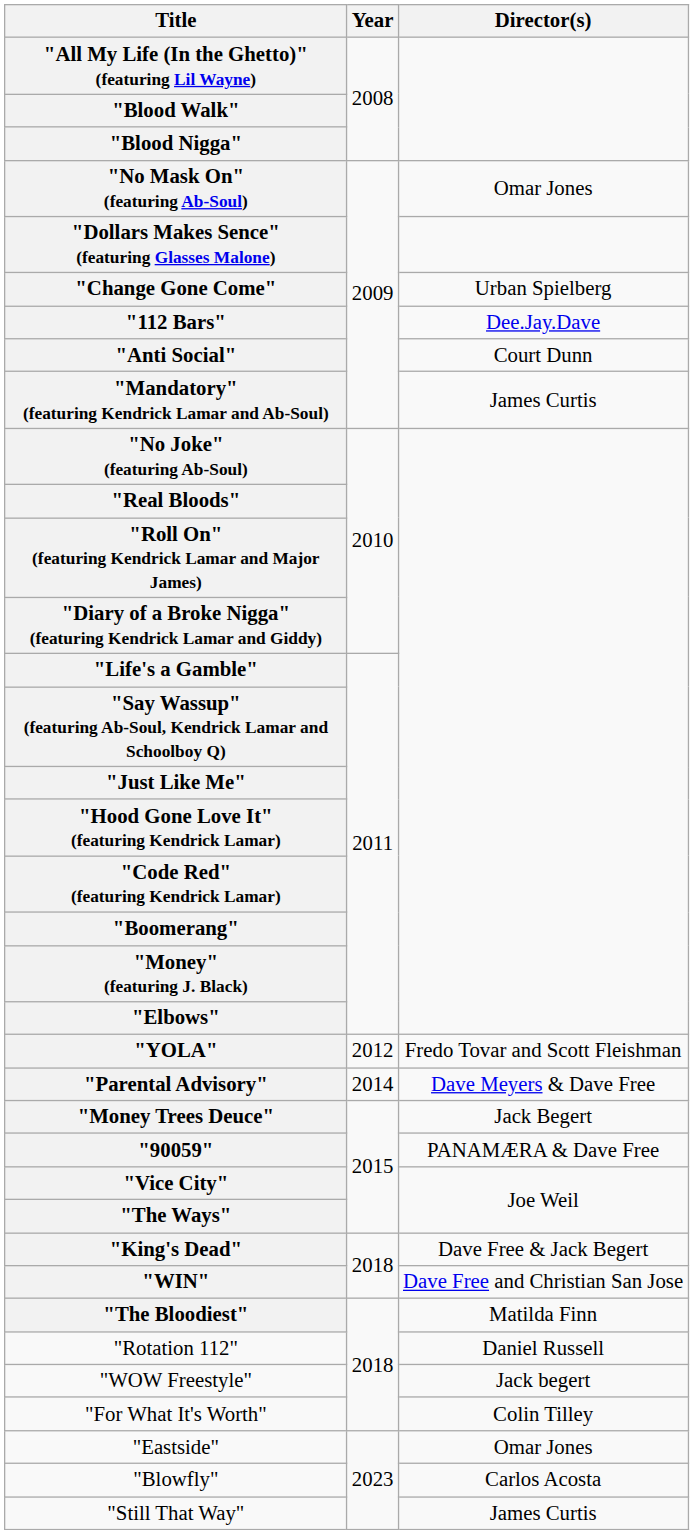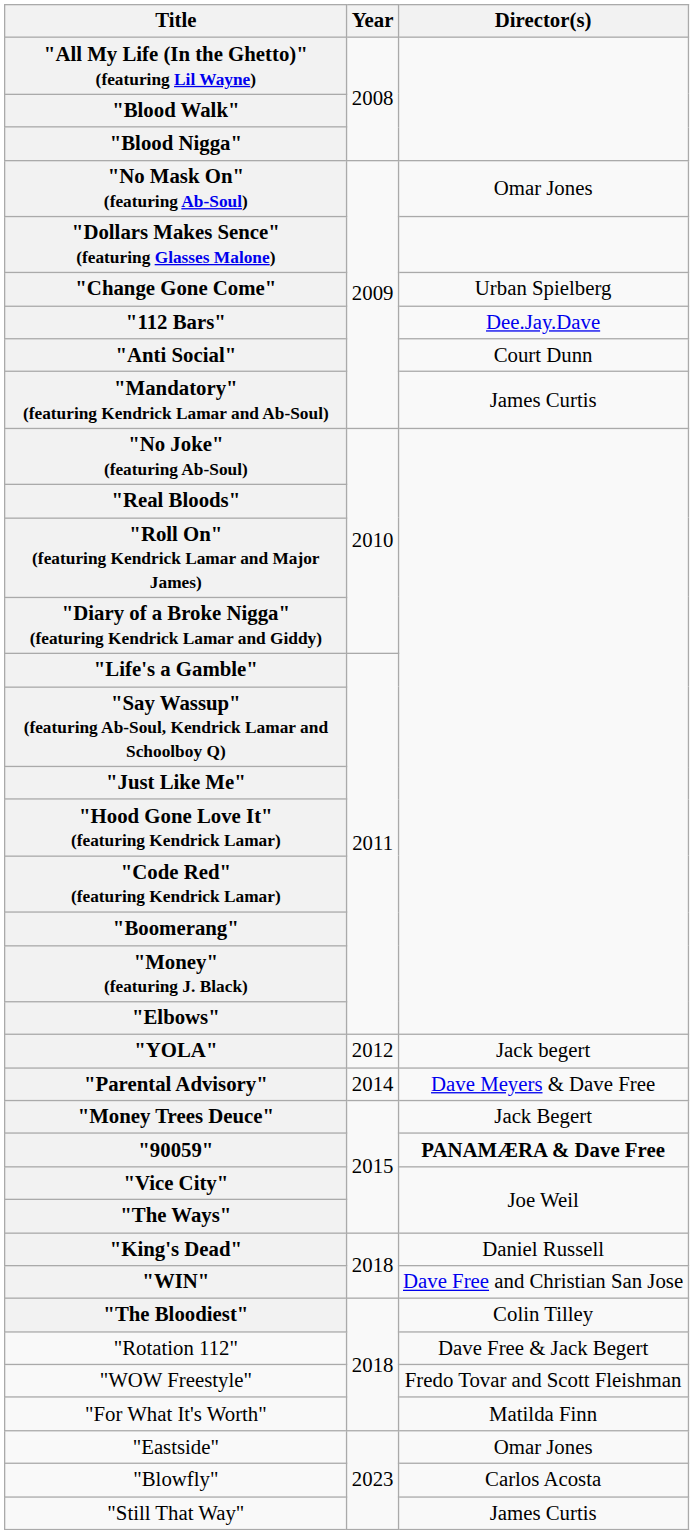(543, 1050) Fredo Tovar and Scott Fleishman -> (543, 1050) Jack begert
(543, 1149) normal -> (543, 1149) bold
(543, 1248) Dave Free & Jack Begert -> (543, 1248) Daniel Russell
(543, 1314) Matilda Finn -> (543, 1314) Colin Tilley
(543, 1347) Daniel Russell -> (543, 1347) Dave Free & Jack Begert
(543, 1380) Jack begert -> (543, 1380) Fredo Tovar and Scott Fleishman
(543, 1413) Colin Tilley -> (543, 1413) Matilda Finn
